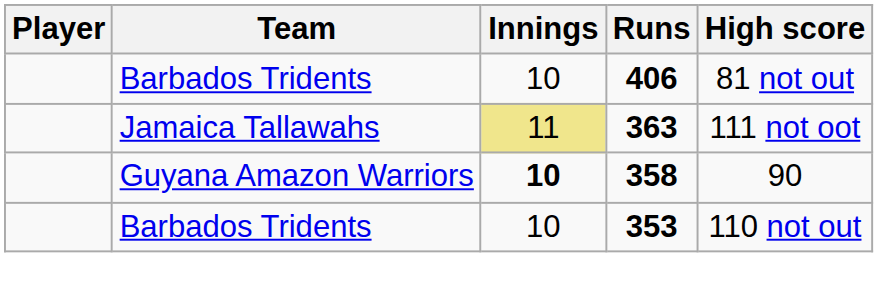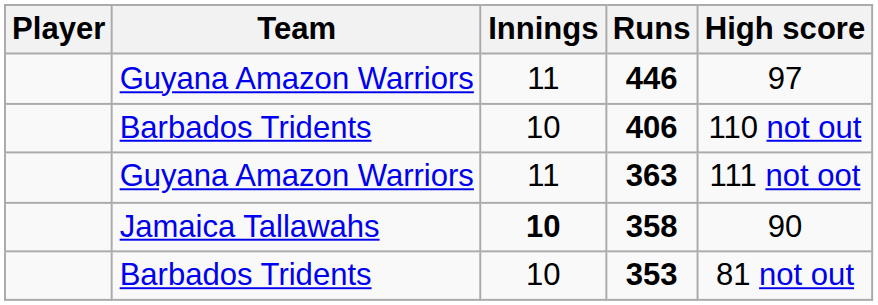+ row: (652, 78)
(785, 78) 81 not out -> (785, 127) 110 not out
(250, 127) Jamaica Tallawahs -> (297, 176) Guyana Amazon Warriors
(543, 127) khaki background -> (543, 176) no background
(297, 176) Guyana Amazon Warriors -> (250, 226) Jamaica Tallawahs
(785, 226) 110 not out -> (785, 275) 81 not out
